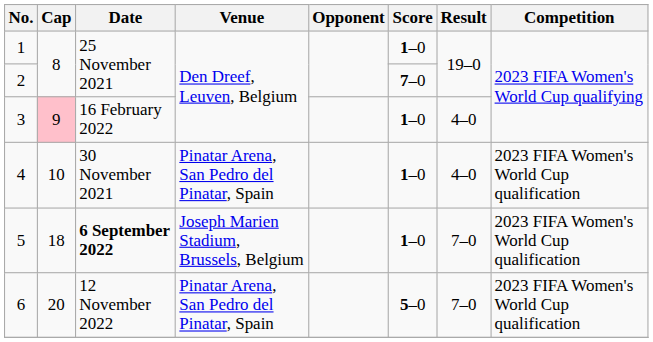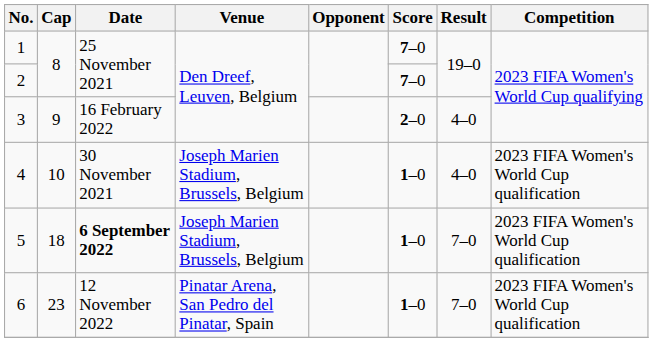(413, 47) 1–0 -> (413, 47) 7–0
(56, 119) pink background -> (56, 119) no background
(413, 119) 1–0 -> (413, 119) 2–0
(228, 174) Pinatar Arena, San Pedro del Pinatar, Spain -> (242, 174) Joseph Marien Stadium, Brussels, Belgium
(56, 305) 20 -> (56, 305) 23
(413, 305) 5–0 -> (413, 305) 1–0
